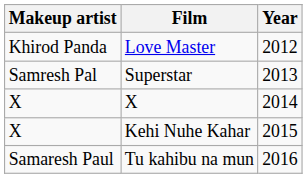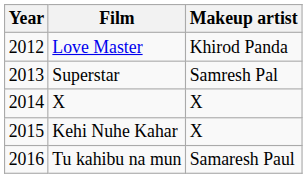columns swapped: (280, 18) <-> (63, 18)
